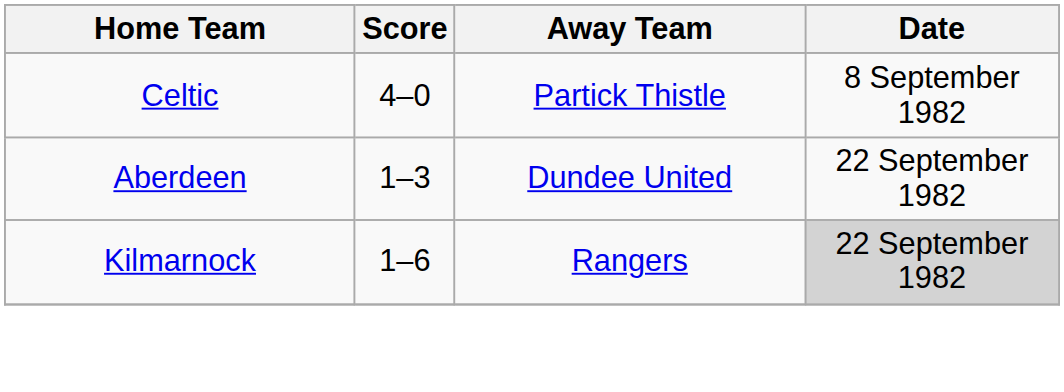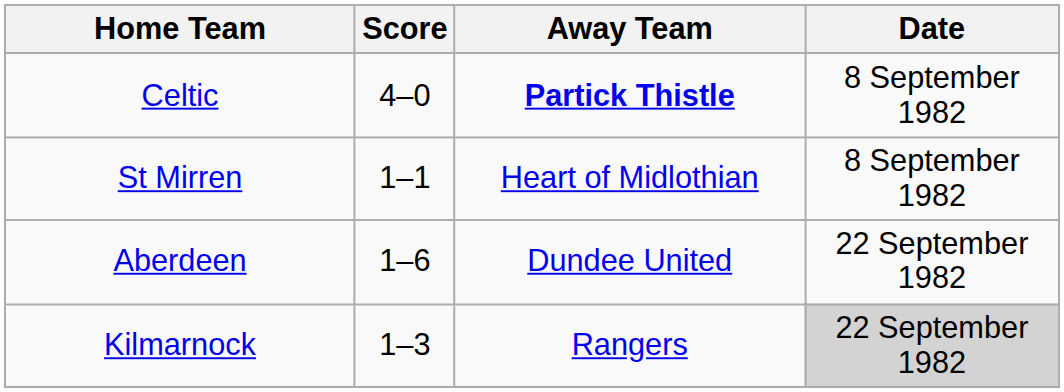(630, 94) normal -> (630, 94) bold
+ row: (180, 178)
(405, 178) 1–3 -> (405, 261) 1–6
(405, 261) 1–6 -> (405, 344) 1–3
